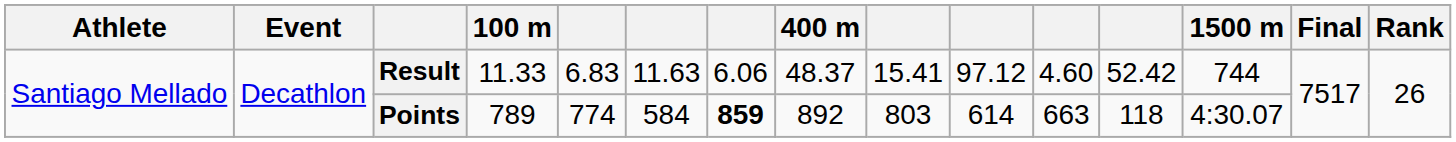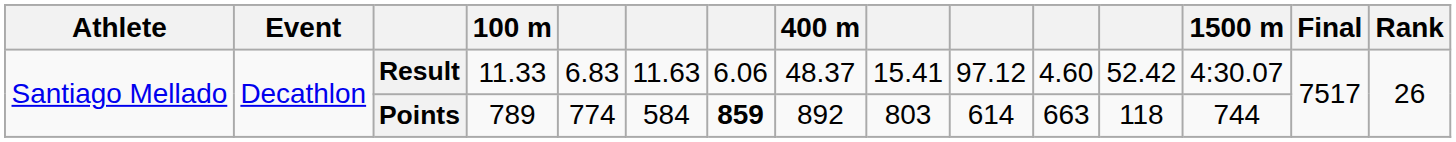(1237, 72) 744 -> (1237, 72) 4:30.07
(1237, 116) 4:30.07 -> (1237, 116) 744
